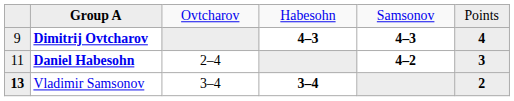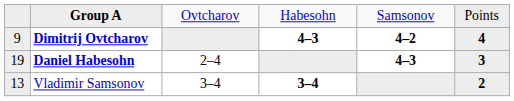(406, 39) 4–3 -> (406, 39) 4–2
(17, 61) 11 -> (17, 61) 19
(406, 61) 4–2 -> (406, 61) 4–3
(17, 84) bold -> (17, 84) normal
